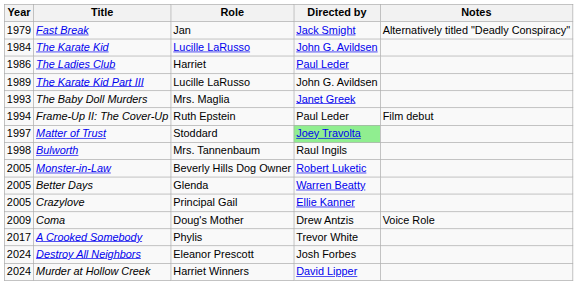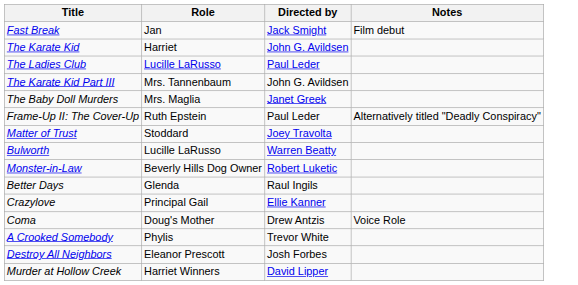- column: (19, 13)
(476, 30) Alternatively titled "Deadly Conspiracy" -> (379, 30) Film debut
(212, 47) Lucille LaRusso -> (160, 47) Harriet
(190, 64) Harriet -> (182, 64) Lucille LaRusso
(212, 82) Lucille LaRusso -> (188, 82) Mrs. Tannenbaum
(408, 116) Film debut -> (447, 116) Alternatively titled "Deadly Conspiracy"
(329, 133) lightgreen background -> (299, 133) no background
(217, 151) Mrs. Tannenbaum -> (182, 151) Lucille LaRusso
(322, 151) Raul Ingils -> (302, 151) Warren Beatty
(331, 185) Warren Beatty -> (292, 185) Raul Ingils
